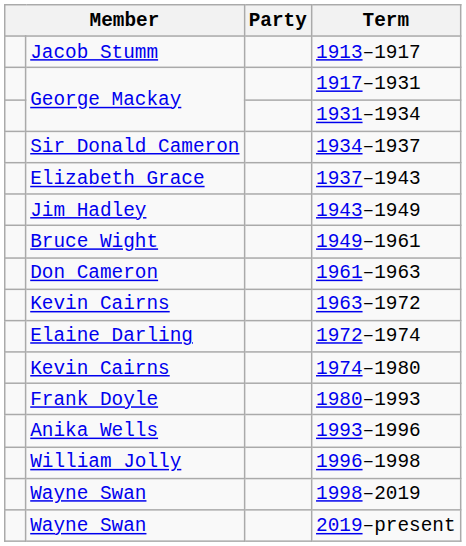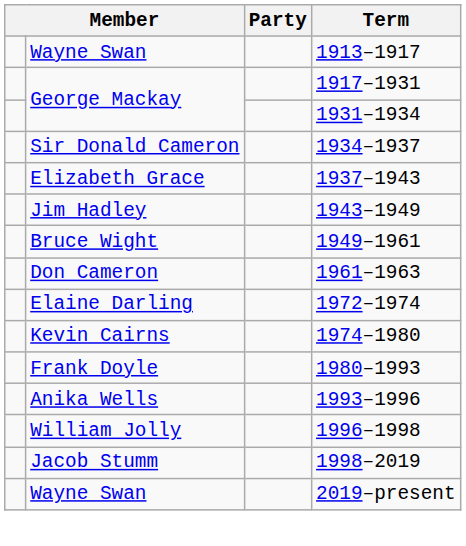(94, 52) Jacob Stumm -> (88, 52) Wayne Swan
- row: (368, 305)
(88, 494) Wayne Swan -> (94, 463) Jacob Stumm
